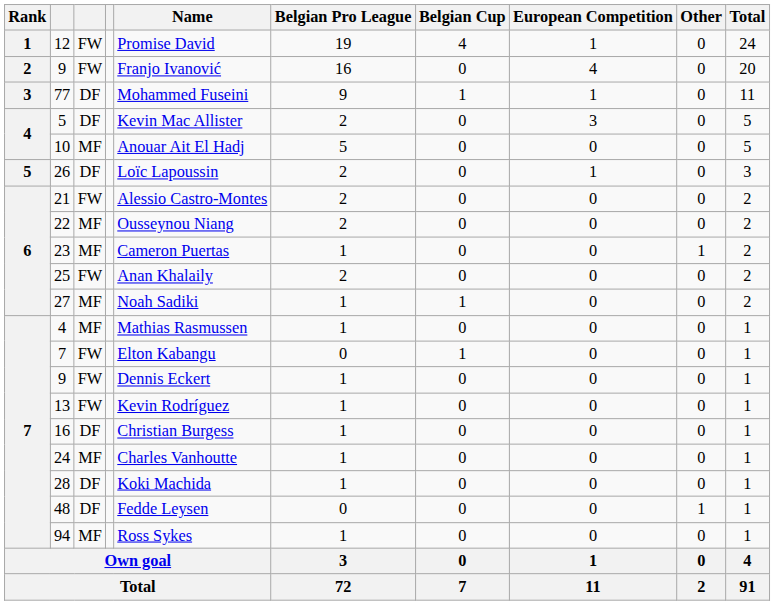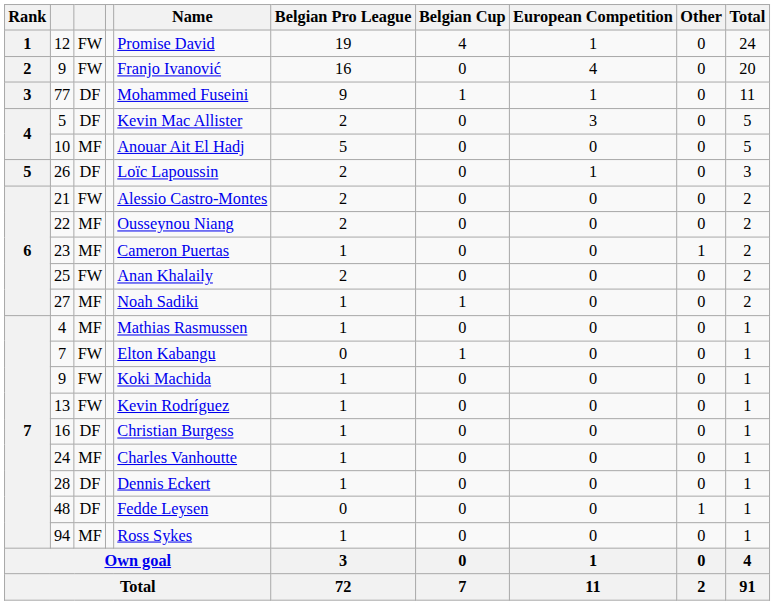(164, 379) Dennis Eckert -> (164, 379) Koki Machida
(164, 483) Koki Machida -> (164, 483) Dennis Eckert
